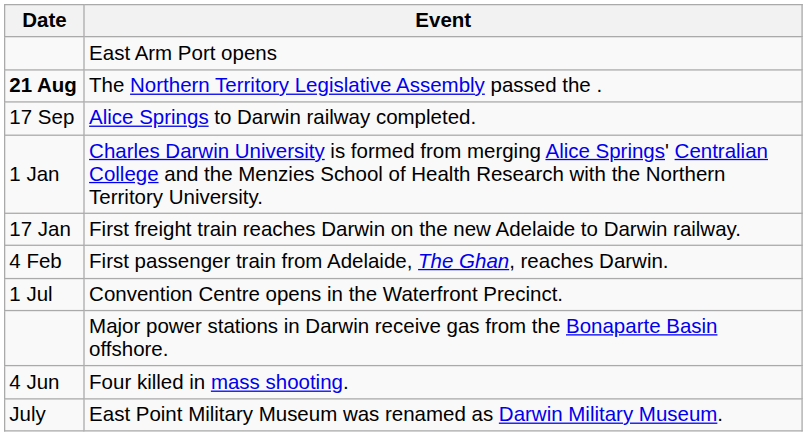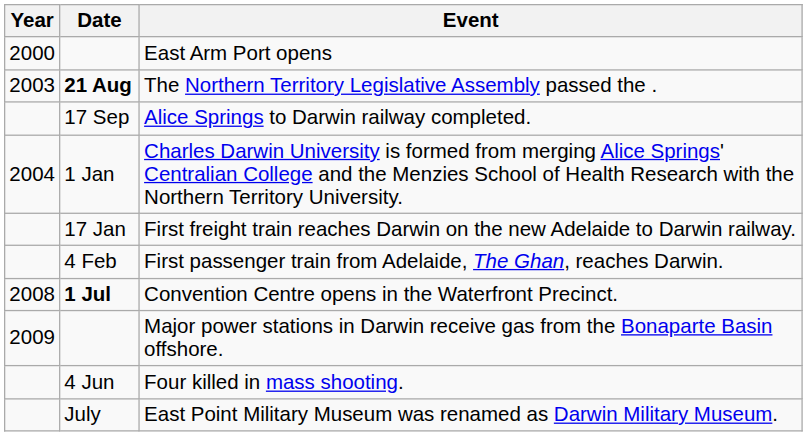+ column: (32, 20)
(31, 294) normal -> (88, 294) bold
